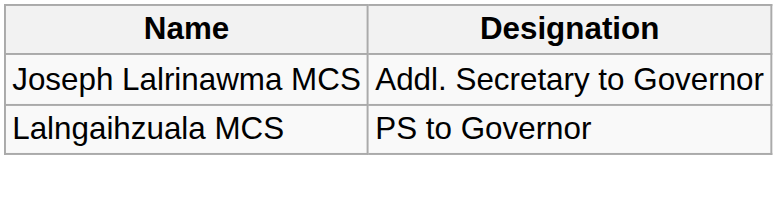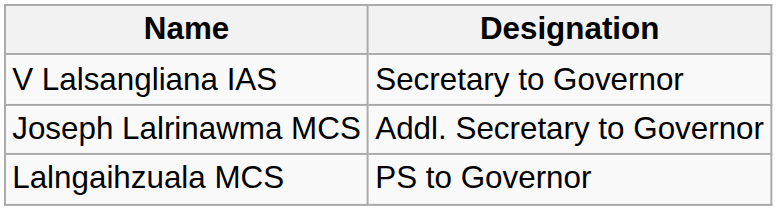+ row: (145, 79)
